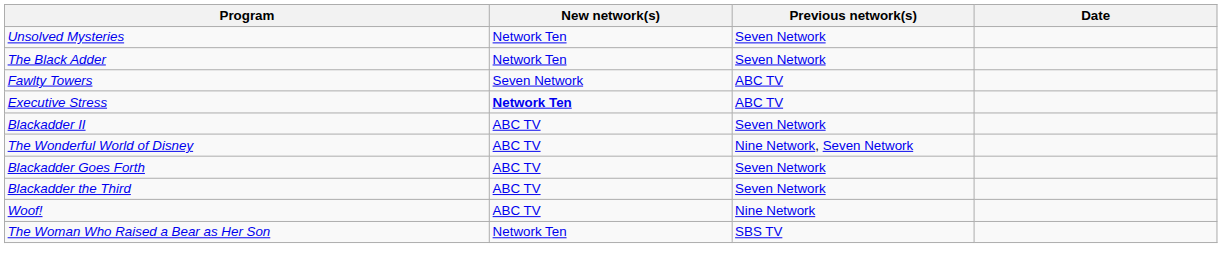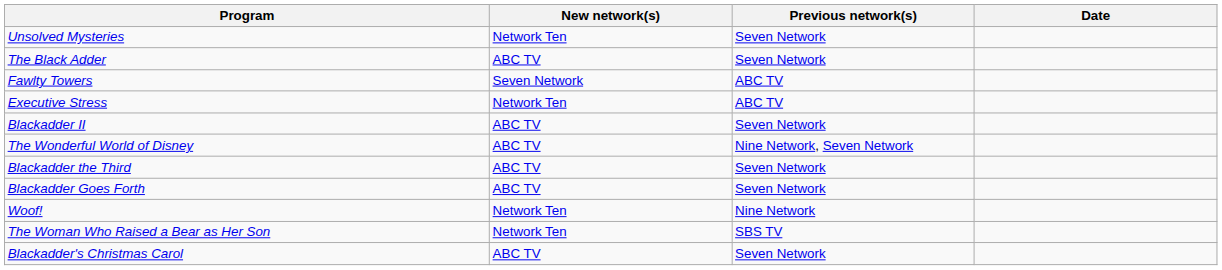(530, 59) Network Ten -> (517, 59) ABC TV
(532, 102) bold -> (530, 102) normal
rows swapped: (69, 188) <-> (76, 167)
(517, 210) ABC TV -> (530, 210) Network Ten
+ row: (95, 253)
